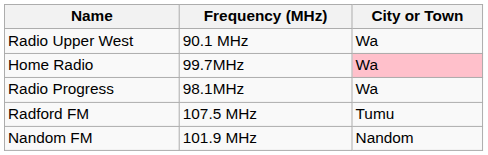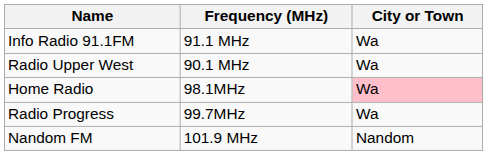+ row: (71, 41)
(213, 65) 99.7MHz -> (214, 89) 98.1MHz
(213, 89) 98.1MHz -> (214, 114) 99.7MHz
- row: (49, 114)
